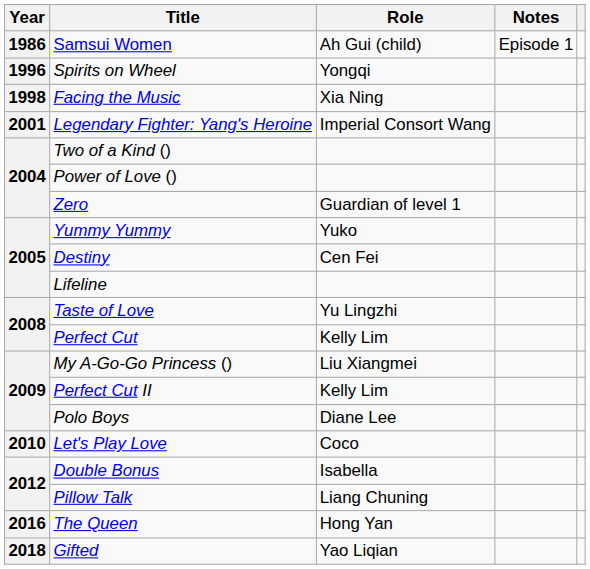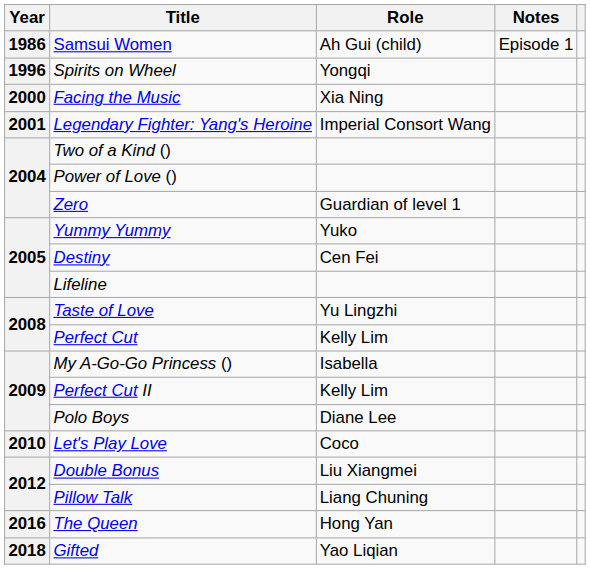(27, 97) 1998 -> (27, 97) 2000
(368, 364) Liu Xiangmei -> (349, 364) Isabella
(349, 470) Isabella -> (368, 470) Liu Xiangmei
